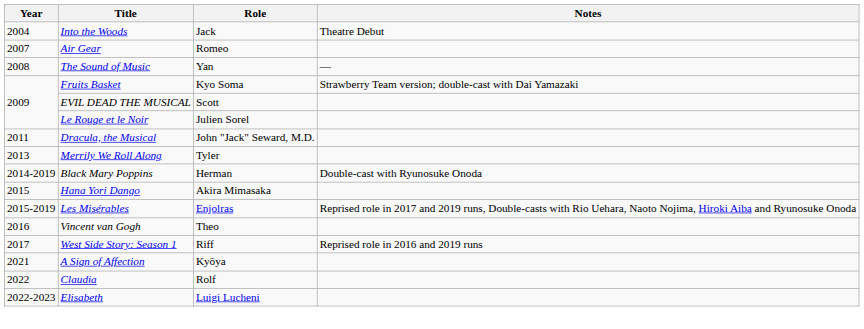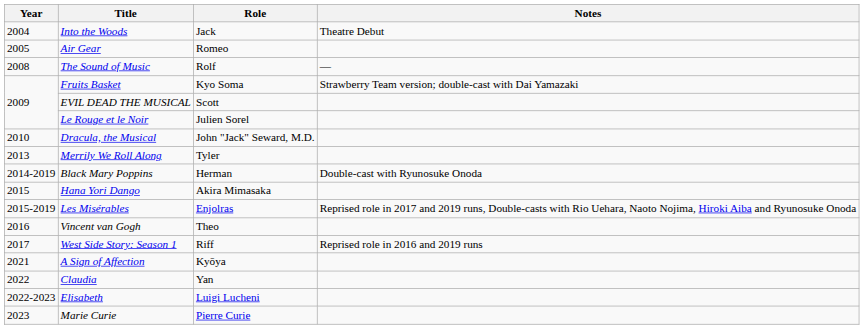(18, 48) 2007 -> (18, 48) 2005
(205, 66) Yan -> (206, 66) Rolf
(18, 137) 2011 -> (18, 137) 2010
(206, 279) Rolf -> (205, 279) Yan
+ row: (88, 315)
